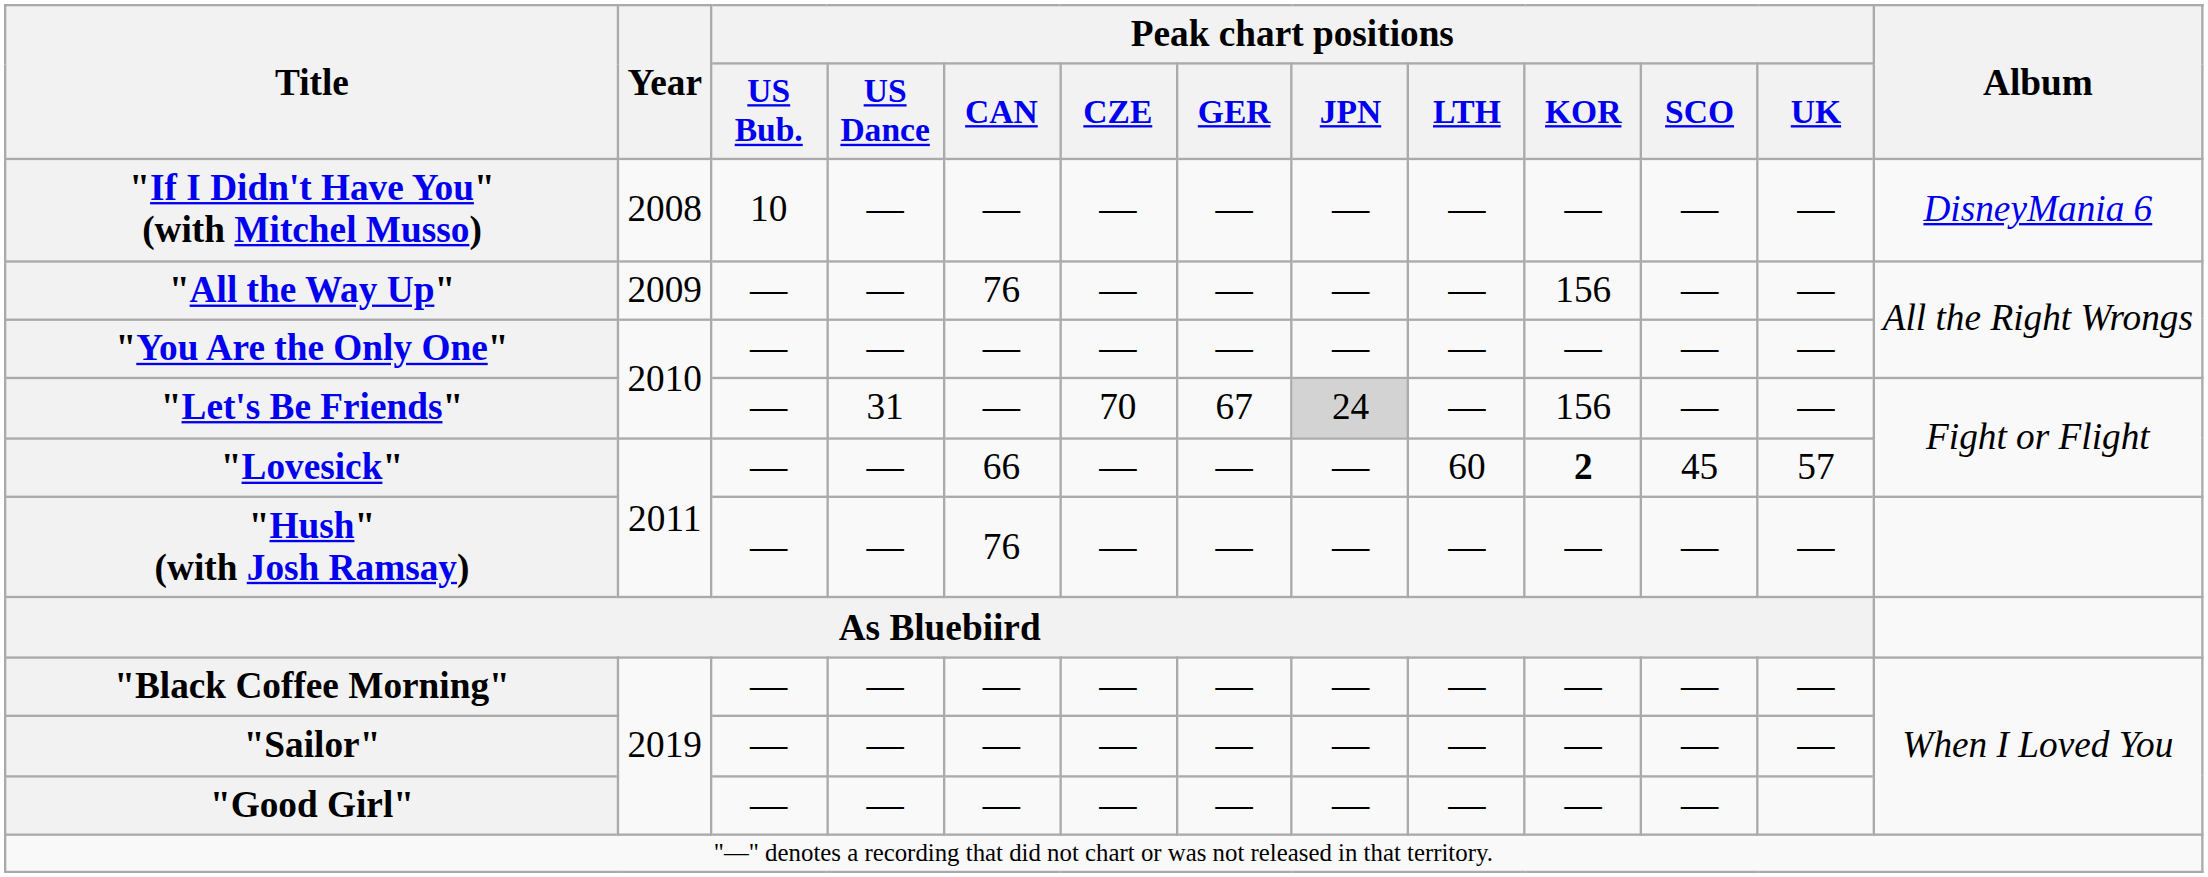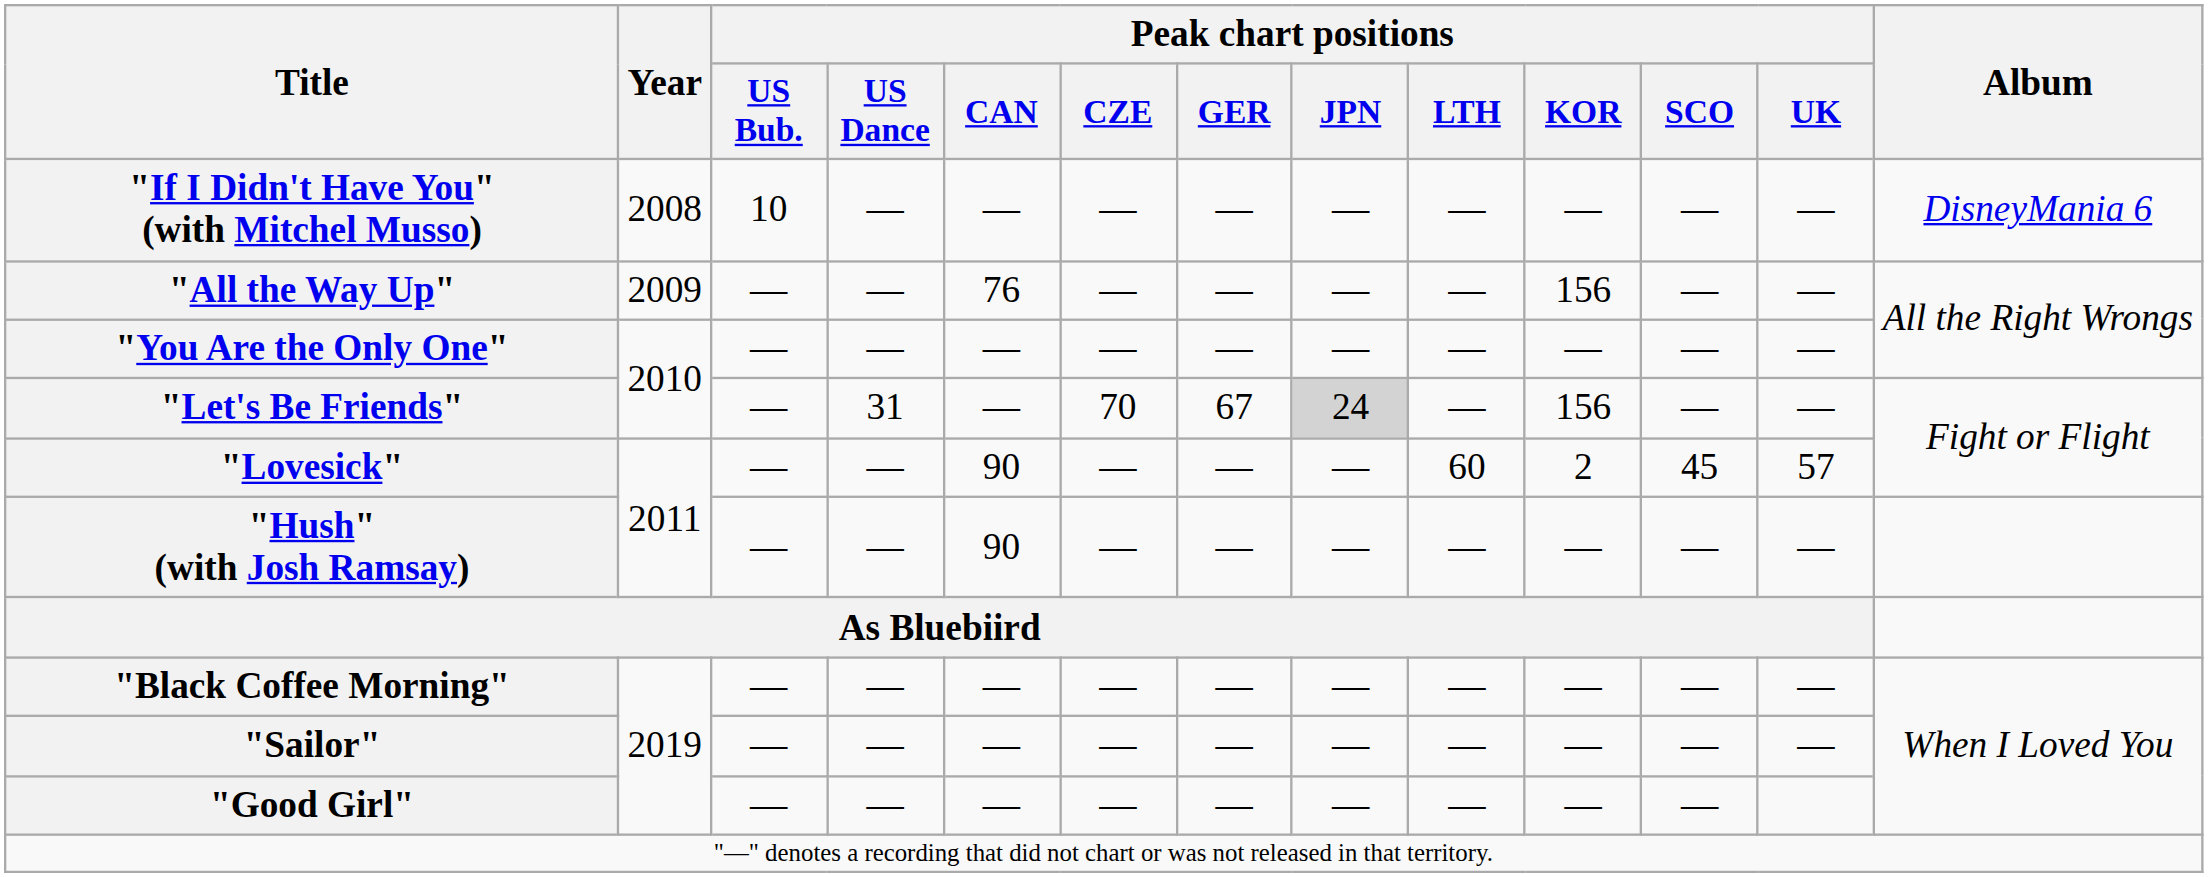(1001, 466) 66 -> (1001, 466) 90
(1583, 466) bold -> (1583, 466) normal
(1001, 546) 76 -> (1001, 546) 90
